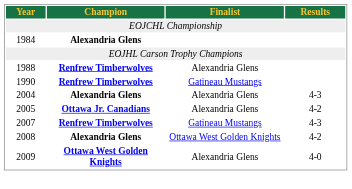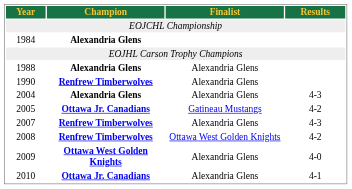(106, 67) Renfrew Timberwolves -> (106, 67) Alexandria Glens
(225, 81) Gatineau Mustangs -> (225, 81) Alexandria Glens
(225, 109) Alexandria Glens -> (225, 109) Gatineau Mustangs
(225, 123) Gatineau Mustangs -> (225, 123) Alexandria Glens
(106, 137) Alexandria Glens -> (106, 137) Renfrew Timberwolves
+ row: (26, 176)
